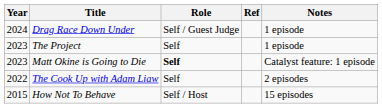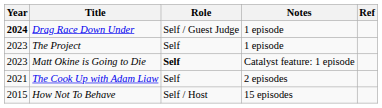columns swapped: (320, 12) <-> (252, 12)
(17, 29) normal -> (17, 29) bold
(17, 78) 2022 -> (17, 78) 2021
